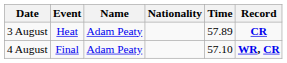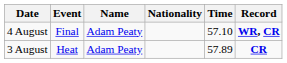rows swapped: (27, 31) <-> (27, 49)
